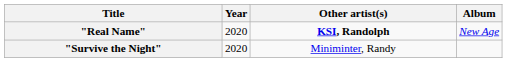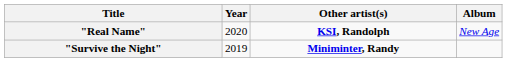(236, 48) 2020 -> (236, 48) 2019
(353, 48) normal -> (353, 48) bold
